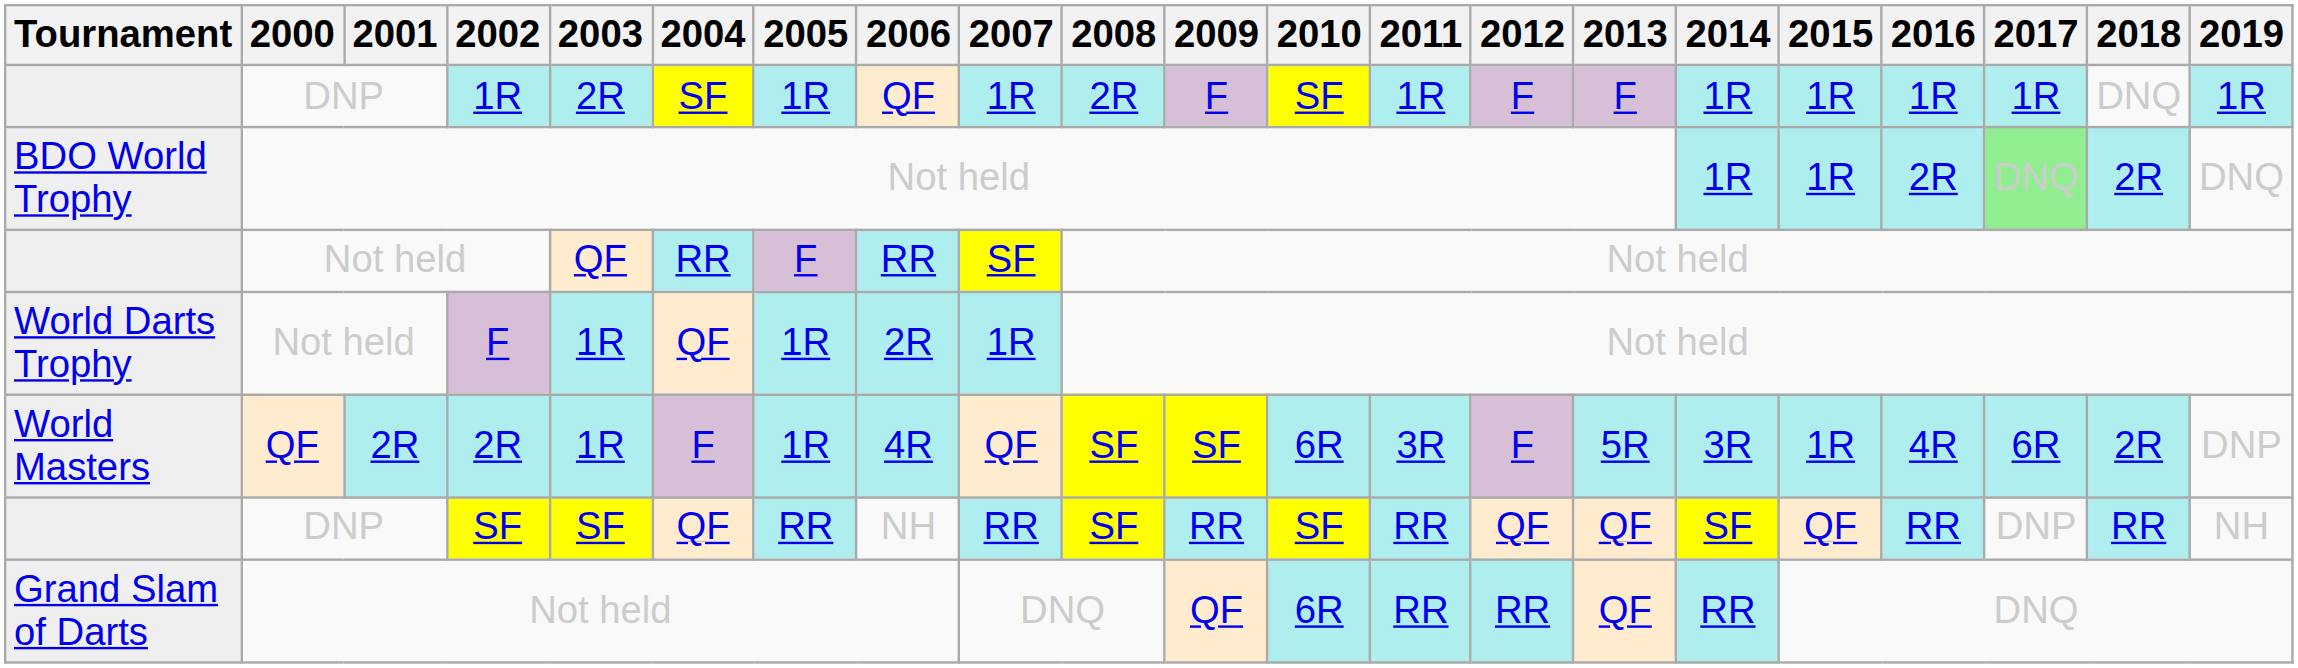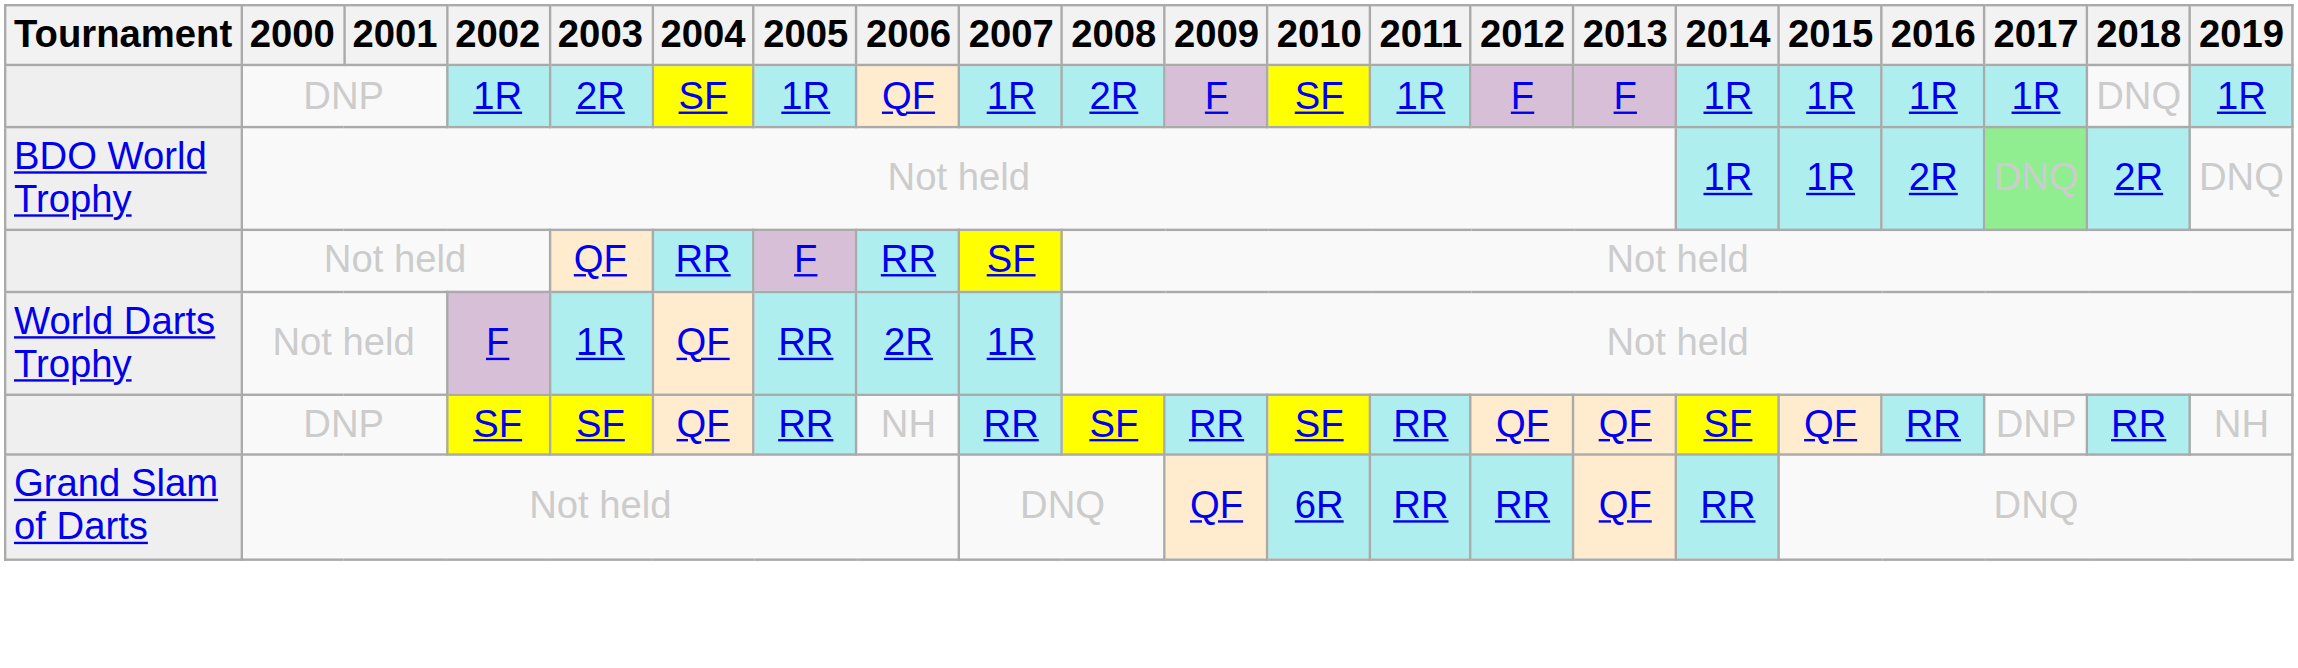(806, 341) 1R -> (806, 341) RR
- row: (82, 445)
